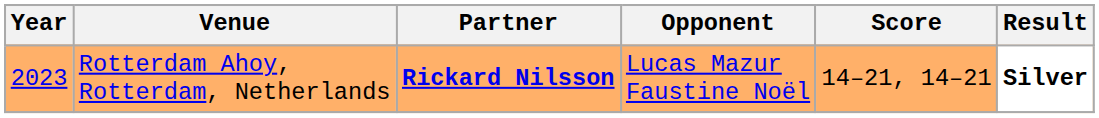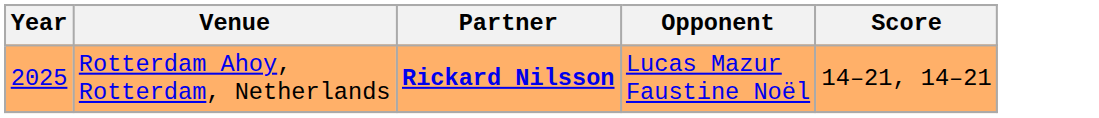- column: (1046, 25)
(39, 78) 2023 -> (39, 78) 2025
